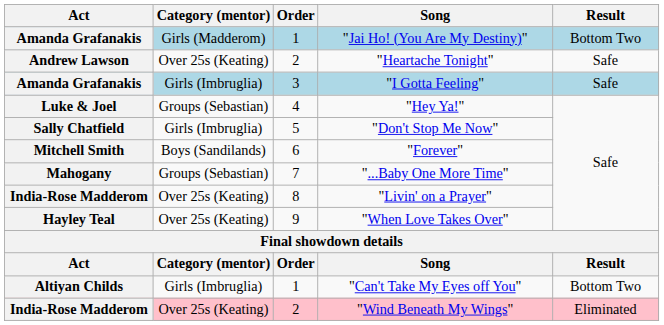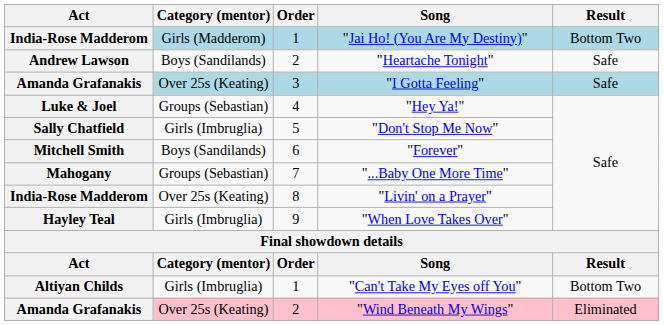(79, 38) Amanda Grafanakis -> (79, 38) India-Rose Madderom
(213, 60) Over 25s (Keating) -> (213, 60) Boys (Sandilands)
(213, 83) Girls (Imbruglia) -> (213, 83) Over 25s (Keating)
(213, 219) Over 25s (Keating) -> (213, 219) Girls (Imbruglia)
(79, 309) India-Rose Madderom -> (79, 309) Amanda Grafanakis
